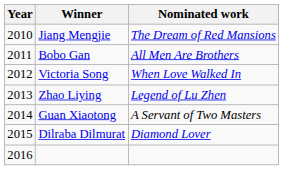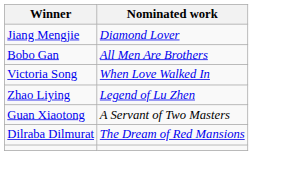- column: (20, 14)
(203, 34) The Dream of Red Mansions -> (140, 34) Diamond Lover
(171, 134) Diamond Lover -> (172, 134) The Dream of Red Mansions
